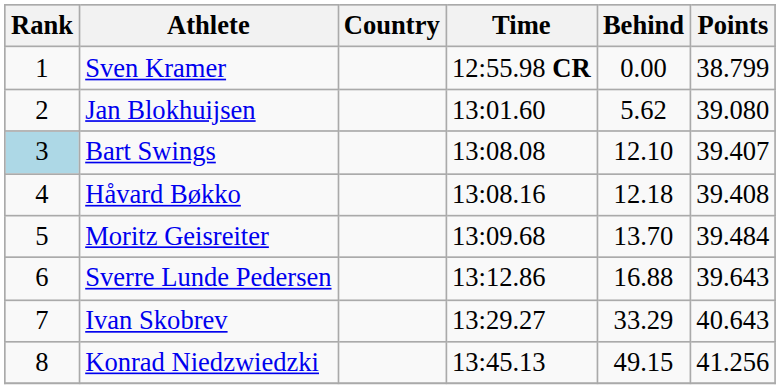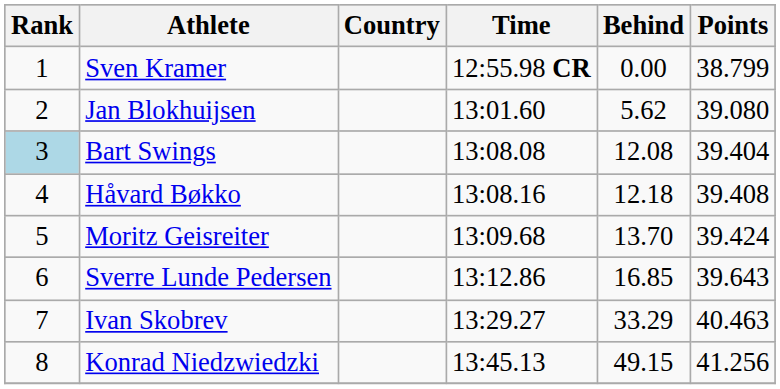(643, 151) 12.10 -> (643, 151) 12.08
(733, 151) 39.407 -> (733, 151) 39.404
(733, 236) 39.484 -> (733, 236) 39.424
(643, 278) 16.88 -> (643, 278) 16.85
(733, 320) 40.643 -> (733, 320) 40.463
